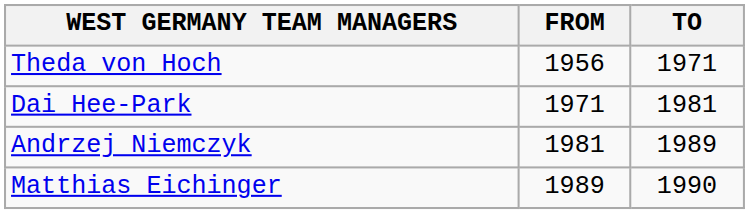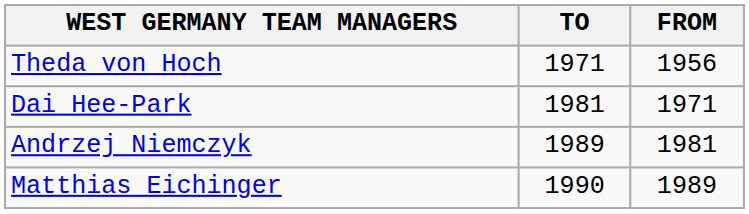columns swapped: (575, 26) <-> (687, 26)
